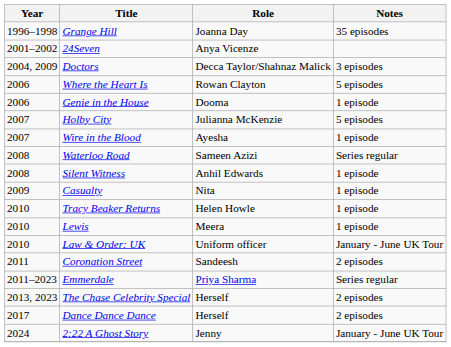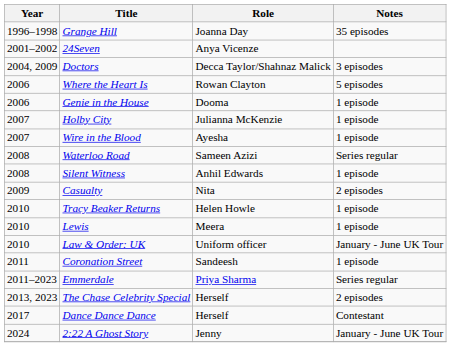(359, 119) 5 episodes -> (357, 119) 1 episode
(357, 191) 1 episode -> (359, 191) 2 episodes
(359, 262) 2 episodes -> (357, 262) 1 episode
(359, 315) 2 episodes -> (360, 315) Contestant
